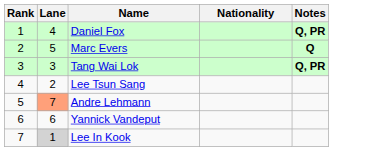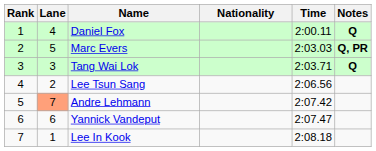+ column: (313, 13)
(310, 31) Q, PR -> (353, 31) Q
(310, 48) Q -> (353, 48) Q, PR
(310, 66) Q, PR -> (353, 66) Q
(53, 137) lightgrey background -> (53, 137) no background
